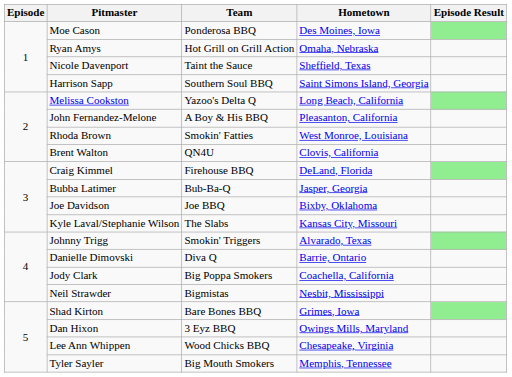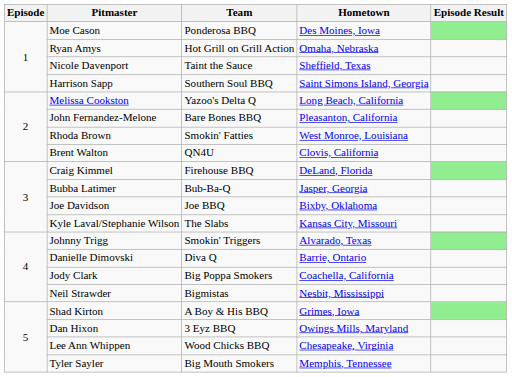(226, 118) A Boy & His BBQ -> (223, 118) Bare Bones BBQ
(223, 310) Bare Bones BBQ -> (226, 310) A Boy & His BBQ
